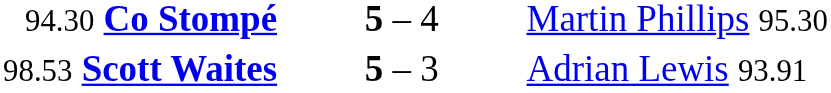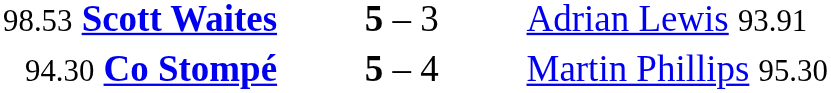rows swapped: (140, 69) <-> (151, 18)
